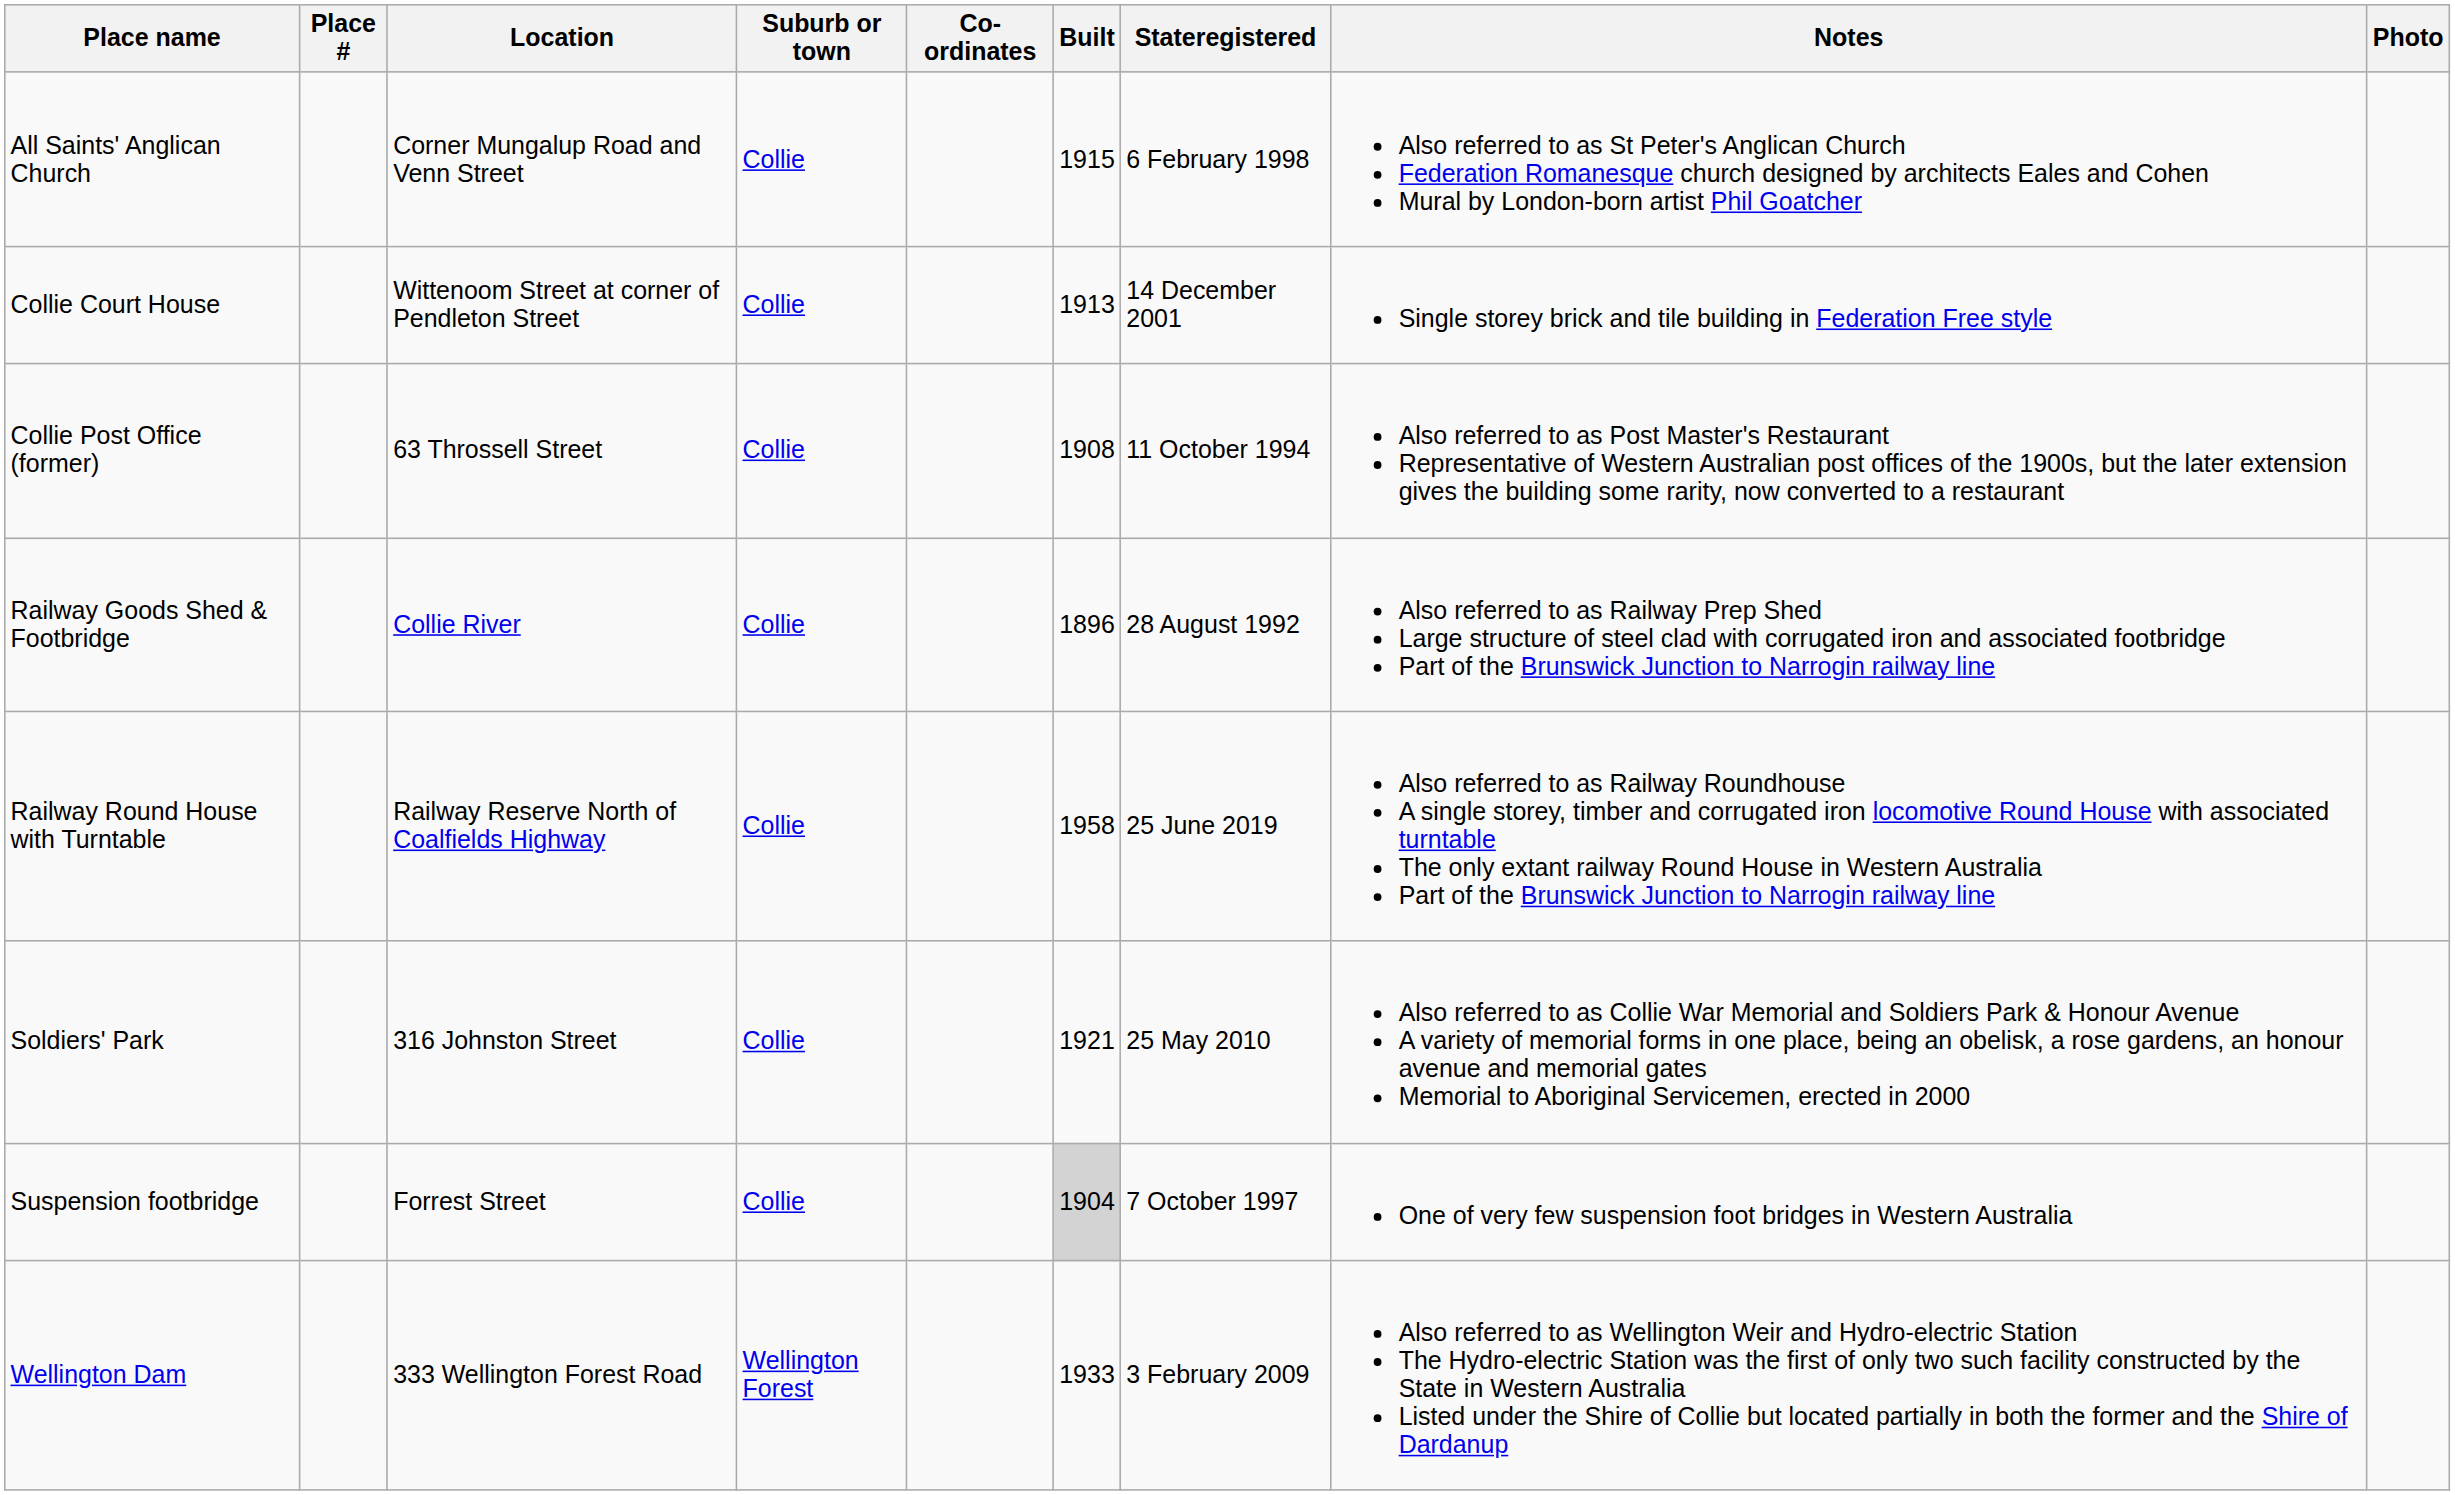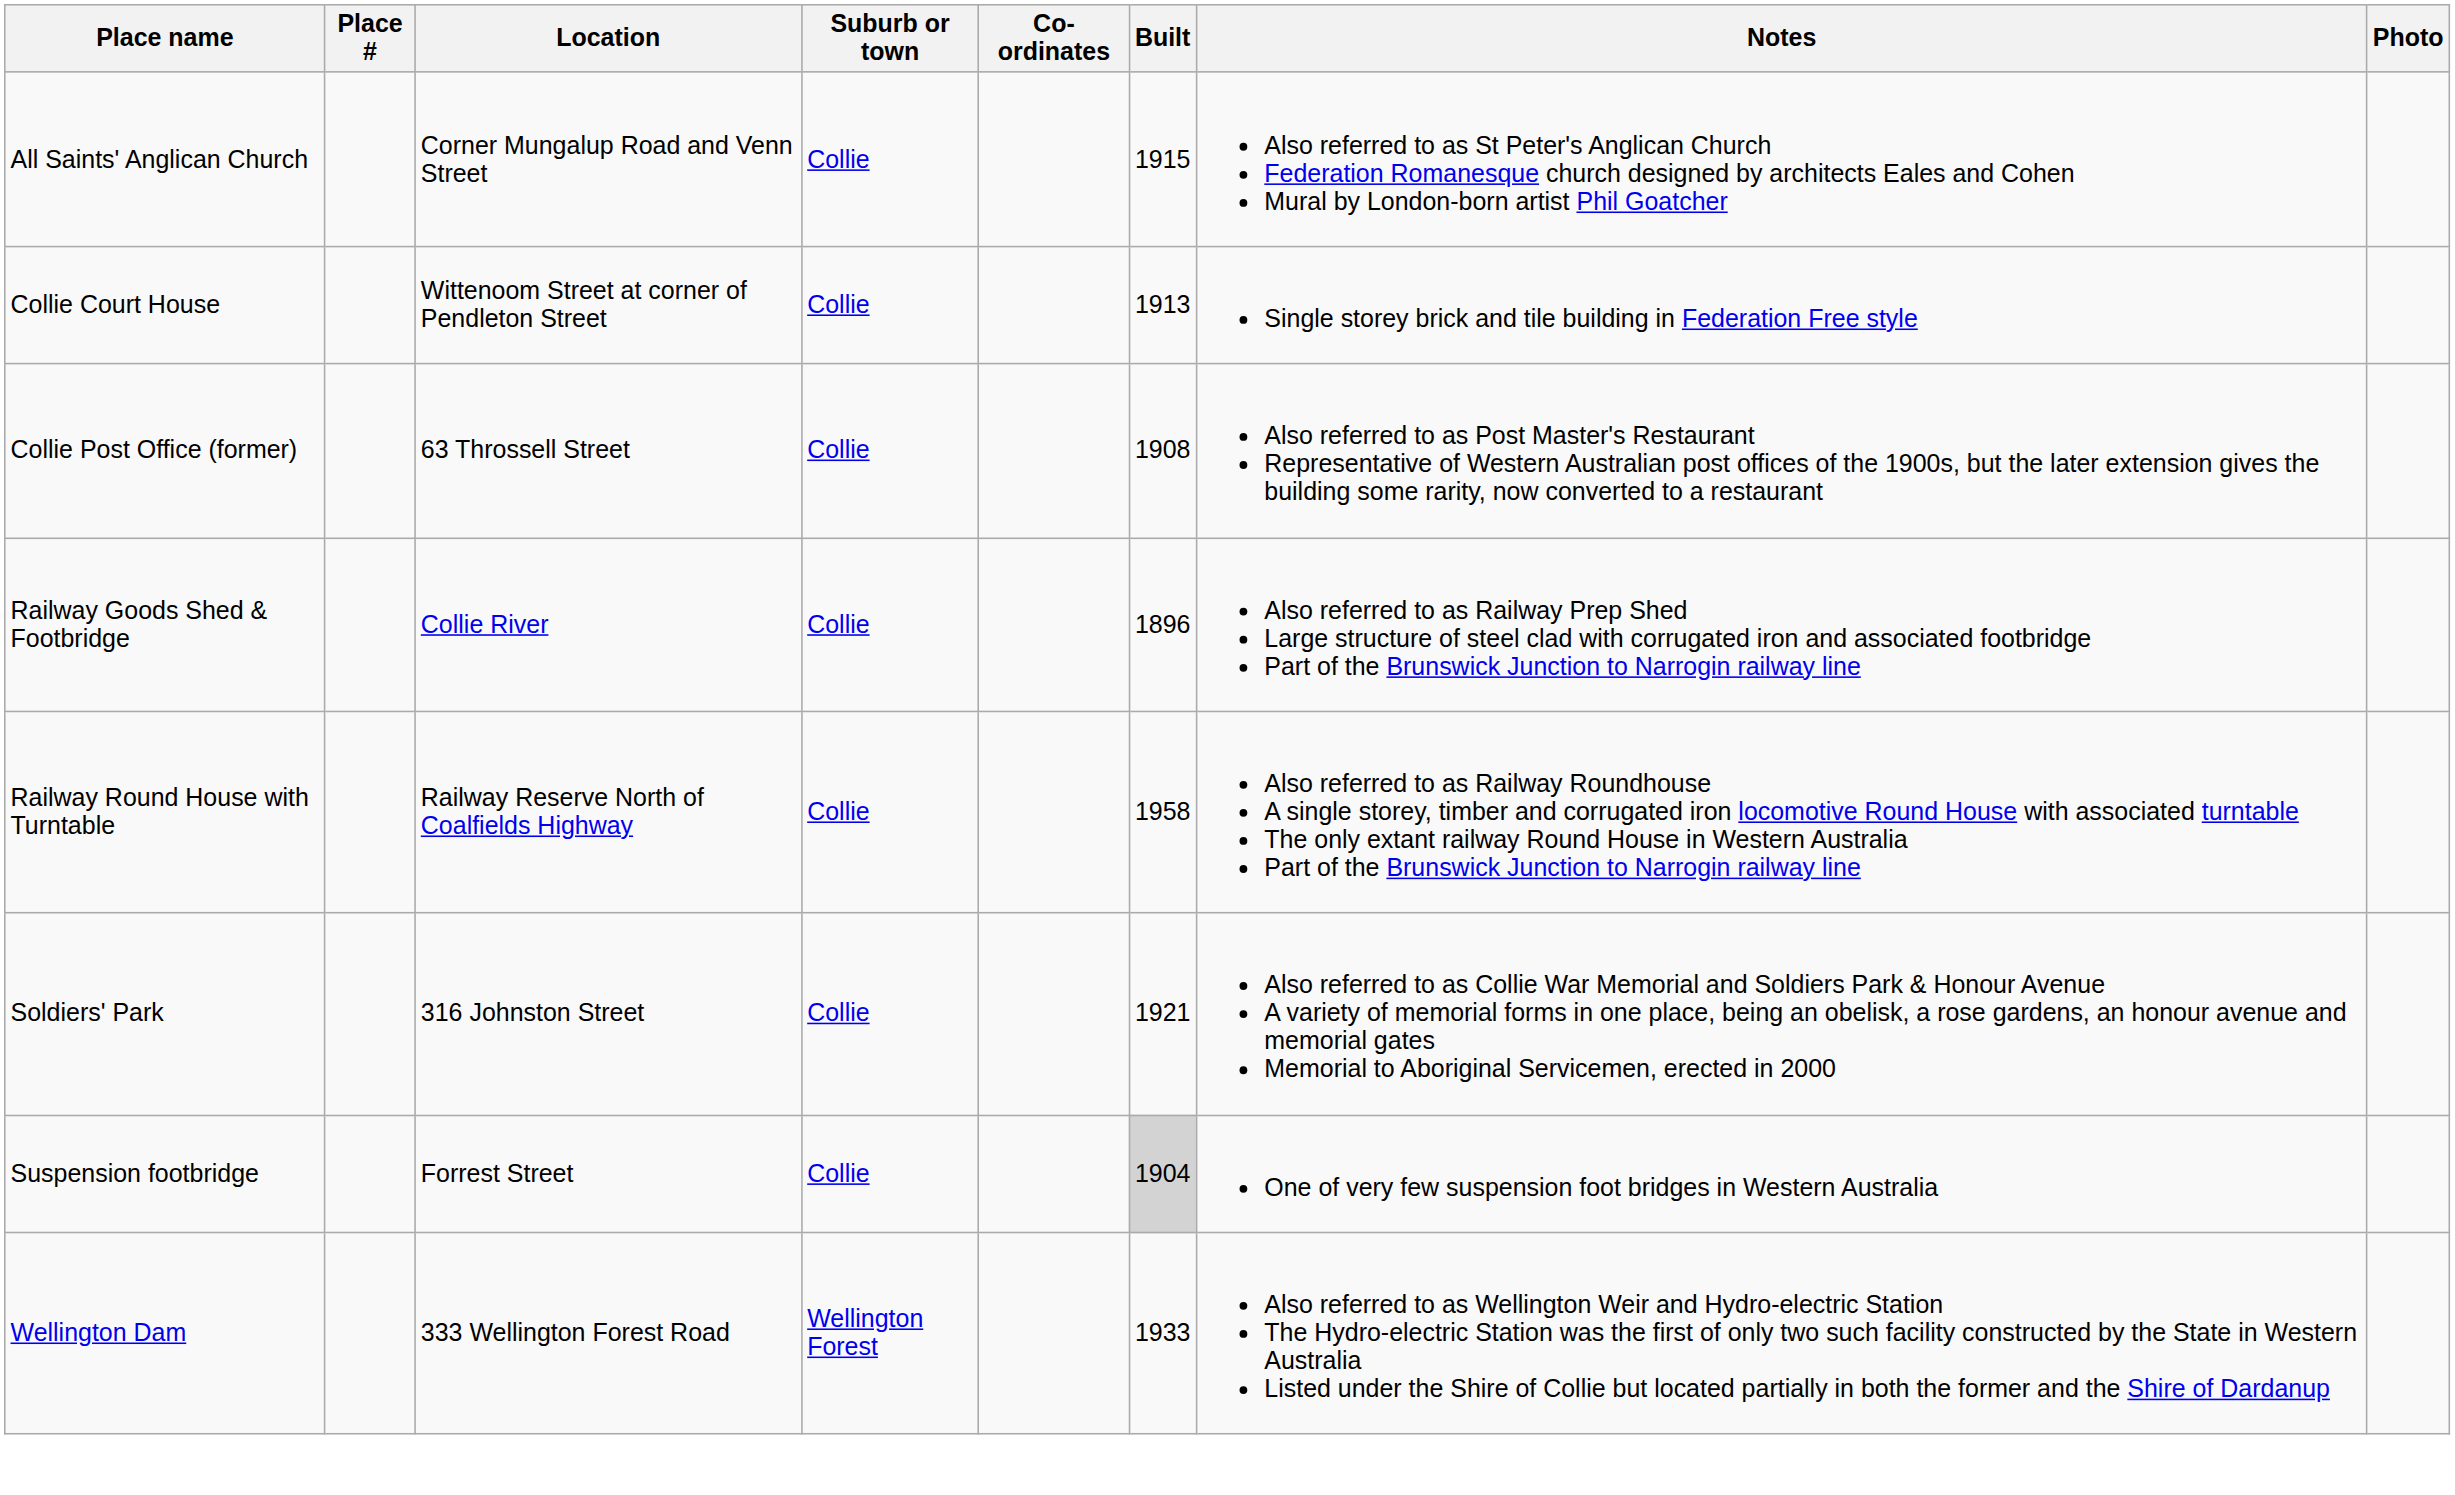- column: (1226, 38)
